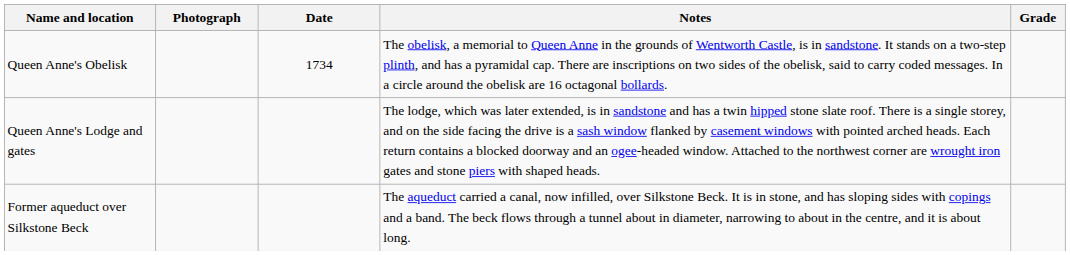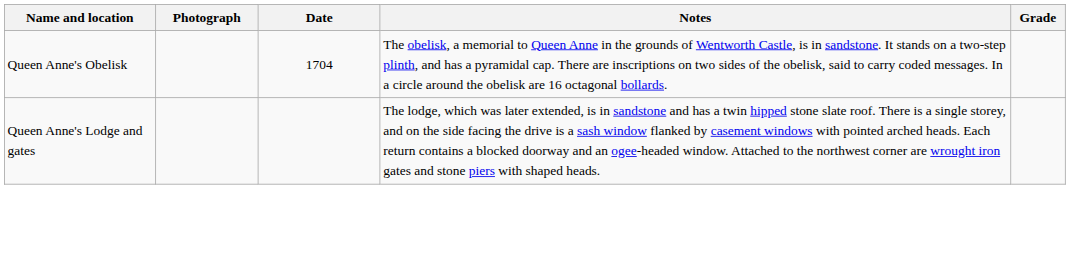(319, 64) 1734 -> (319, 64) 1704
- row: (67, 217)
